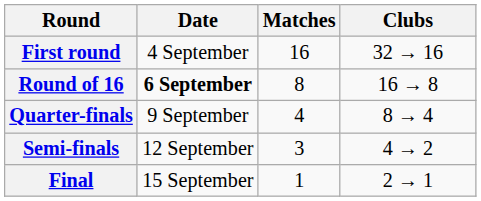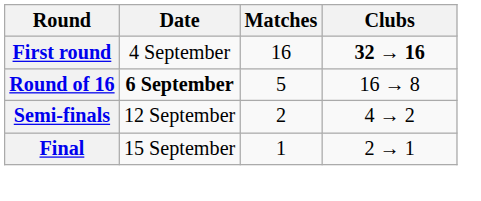(408, 52) normal -> (390, 52) bold
(299, 84) 8 -> (281, 84) 5
- row: (71, 116)
(299, 148) 3 -> (281, 116) 2
